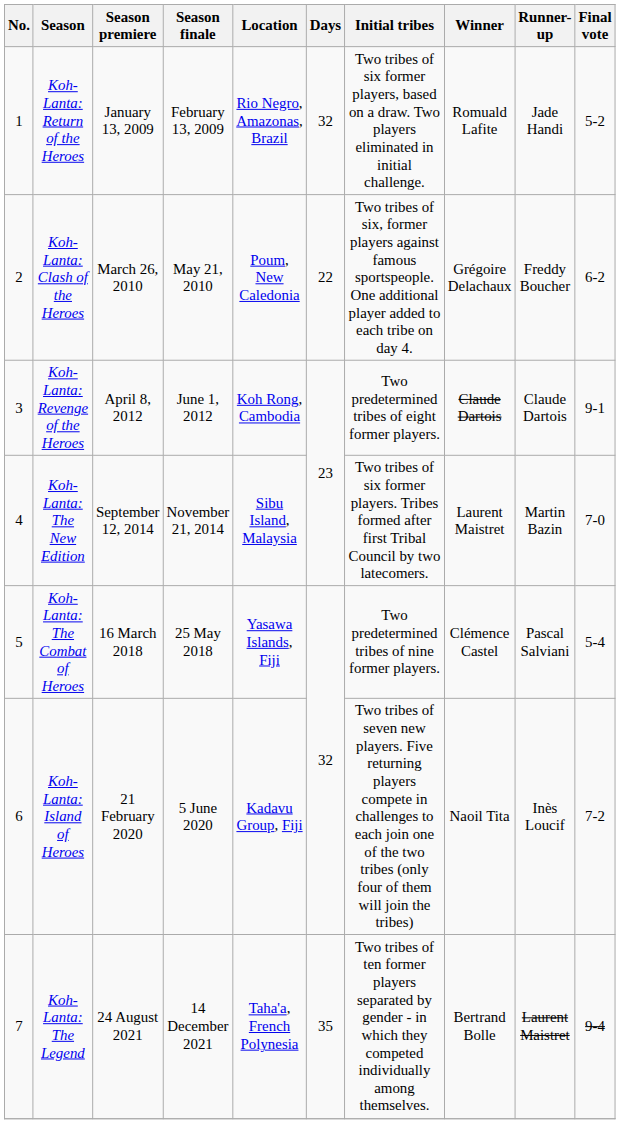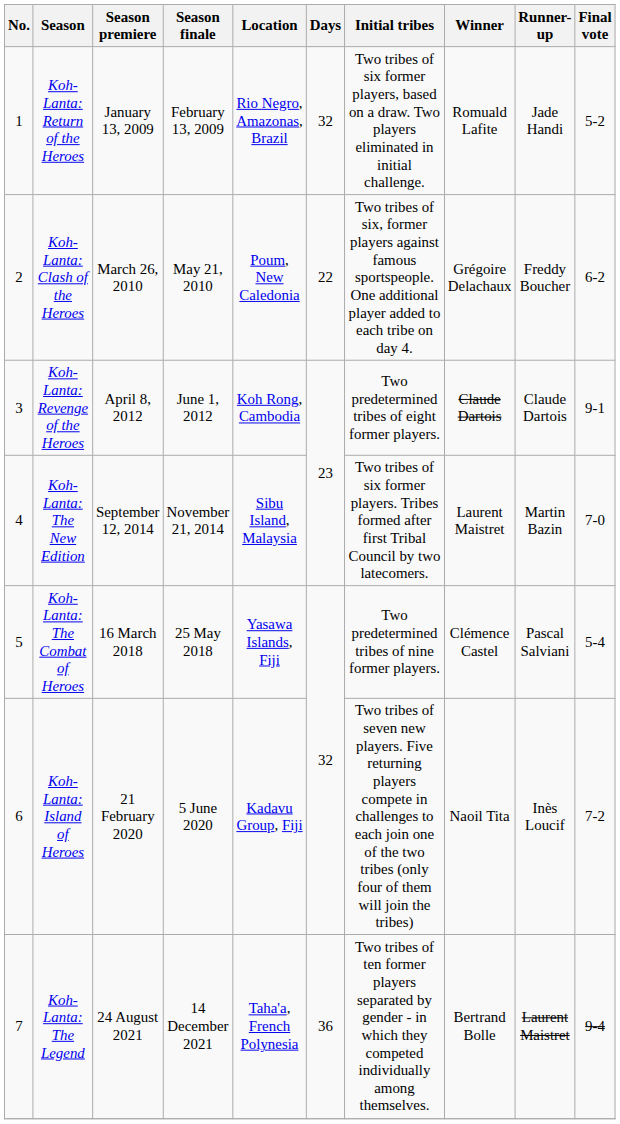(325, 1026) 35 -> (325, 1026) 36
